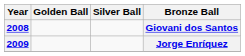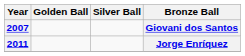(18, 28) 2008 -> (18, 28) 2007
(18, 43) 2009 -> (18, 43) 2011
